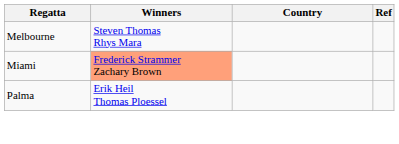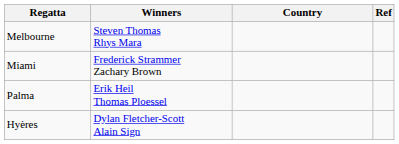(137, 65) lightsalmon background -> (137, 65) no background
+ row: (22, 124)
